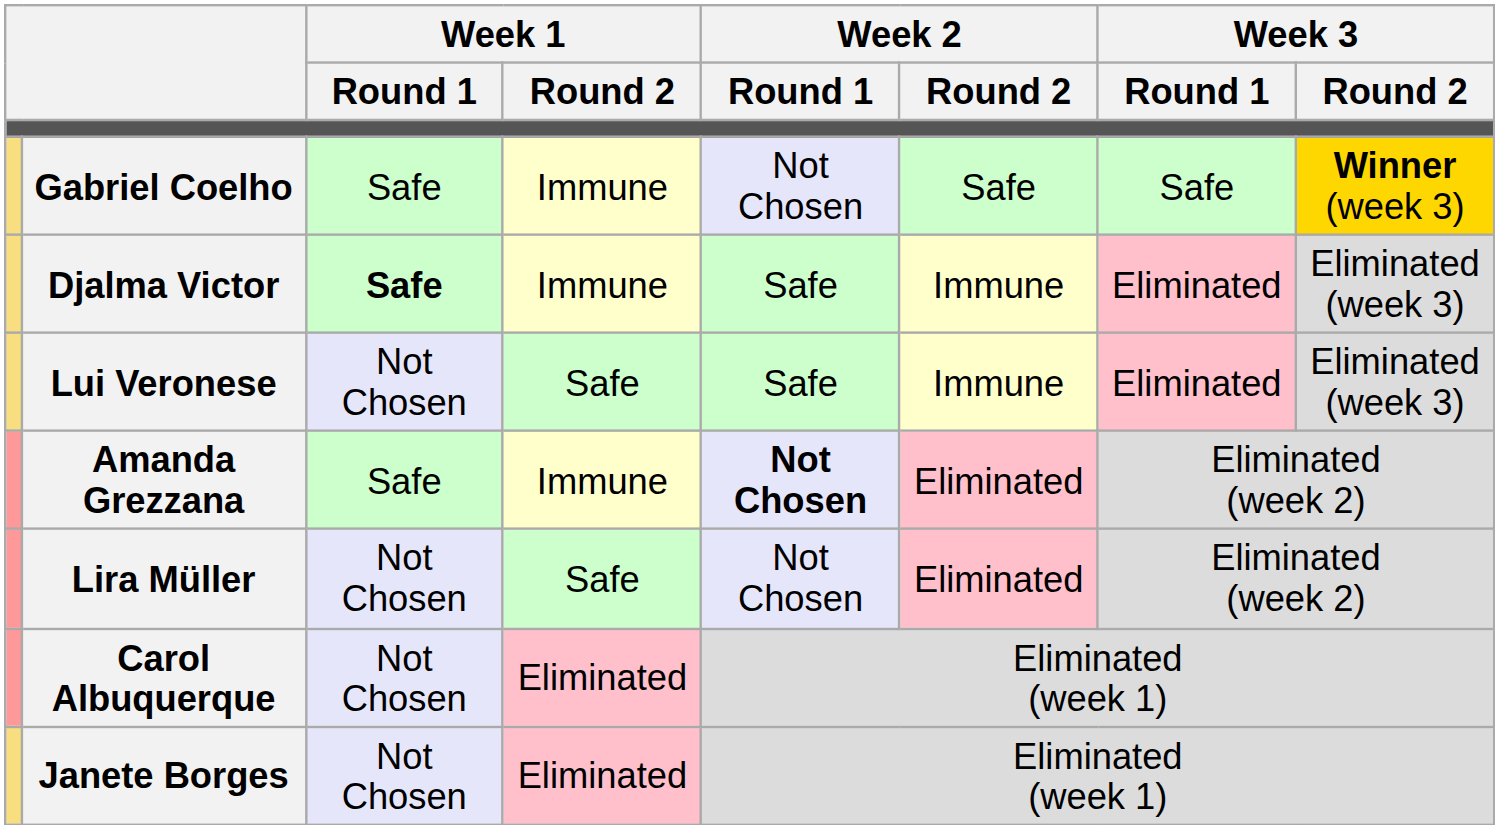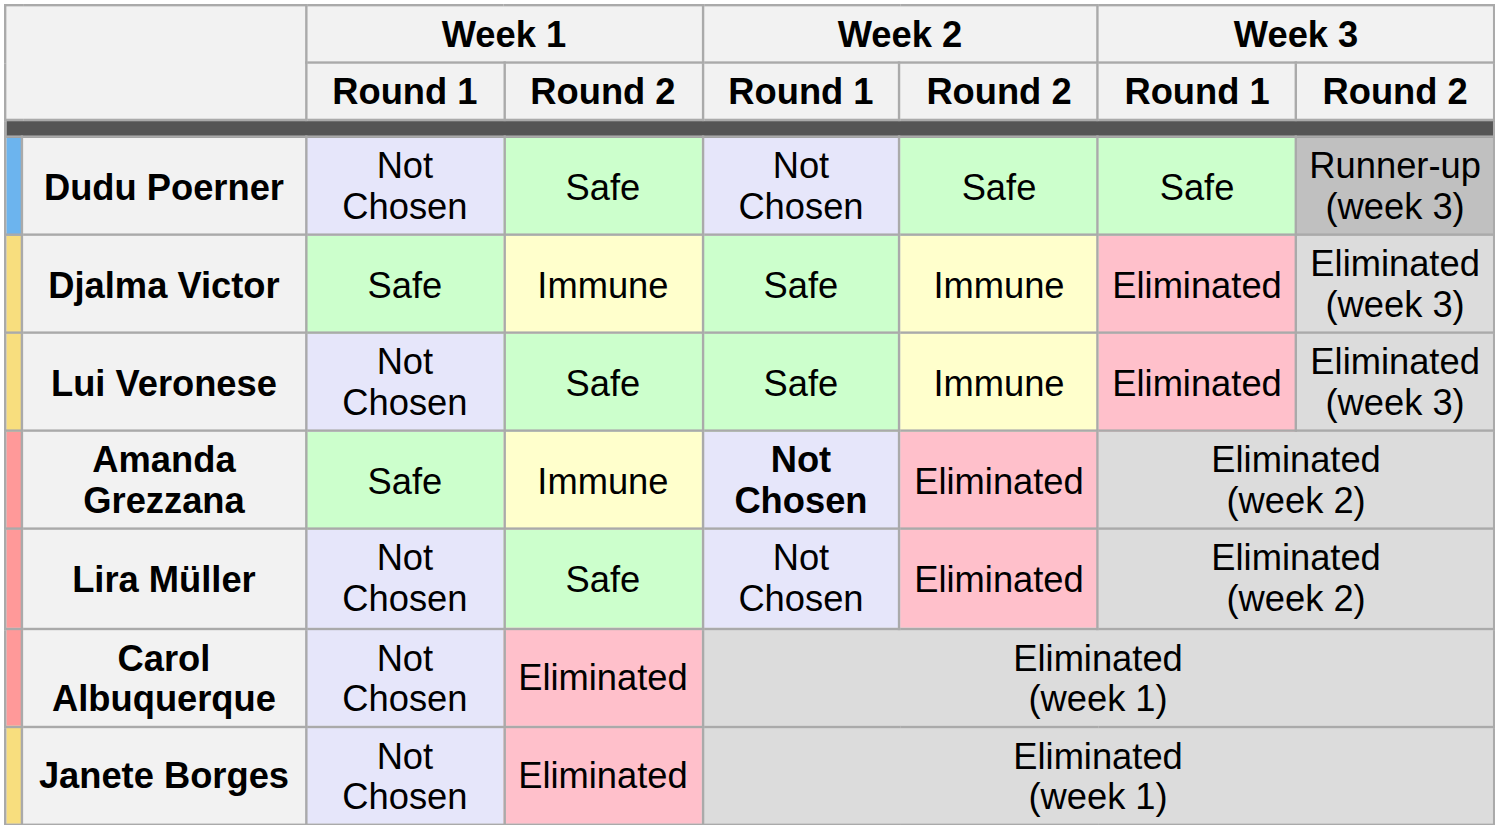- row: (164, 186)
+ row: (164, 186)
(404, 284) bold -> (405, 284) normal
